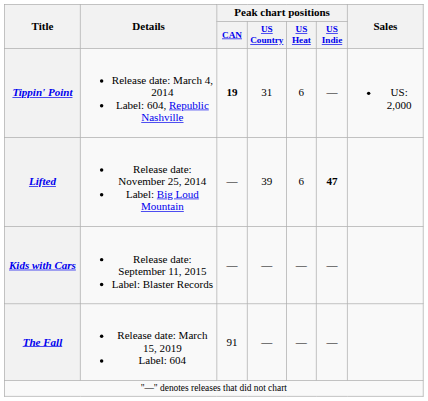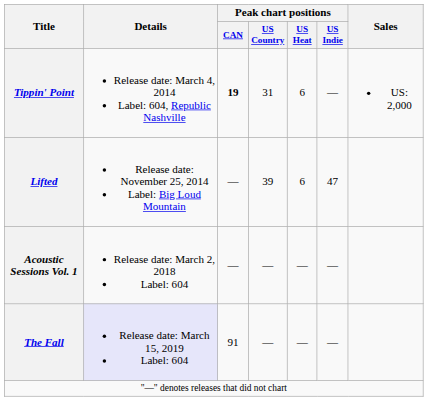(332, 182) bold -> (333, 182) normal
- row: (42, 265)
+ row: (44, 265)
(149, 348) no background -> (151, 348) lavender background
